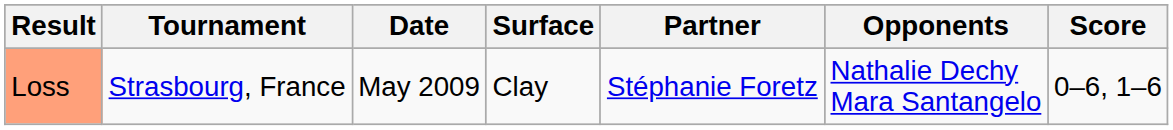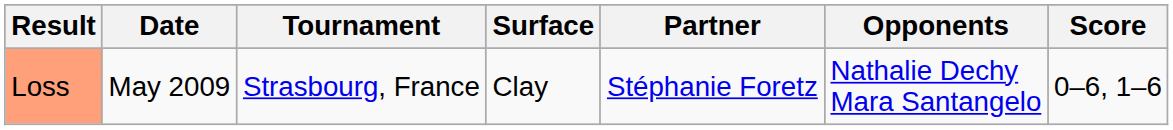columns swapped: (419, 26) <-> (227, 26)
